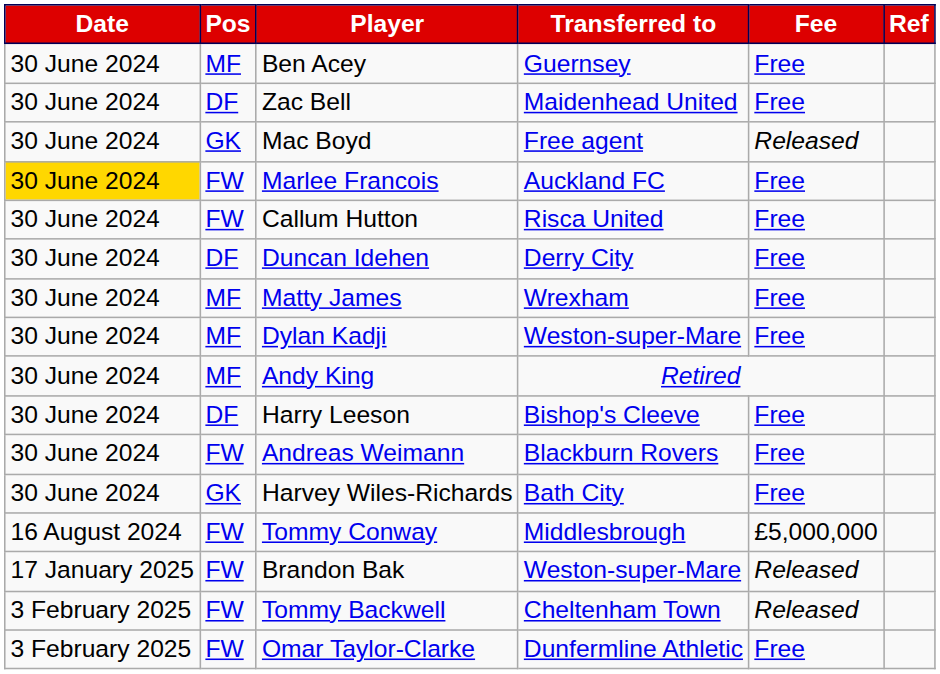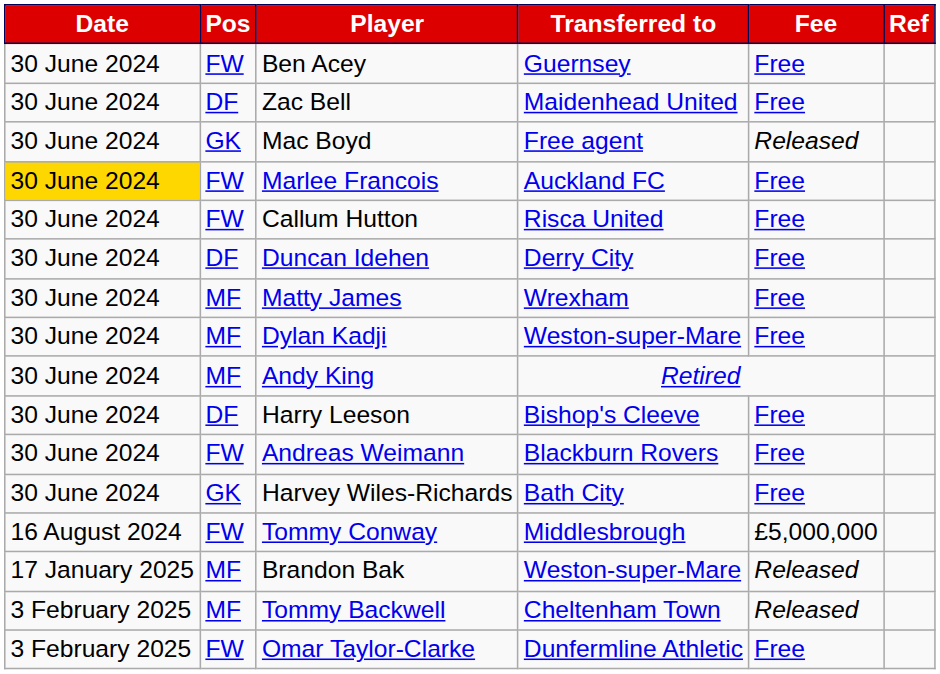(223, 63) MF -> (225, 63) FW
(225, 571) FW -> (223, 571) MF
(225, 610) FW -> (223, 610) MF
